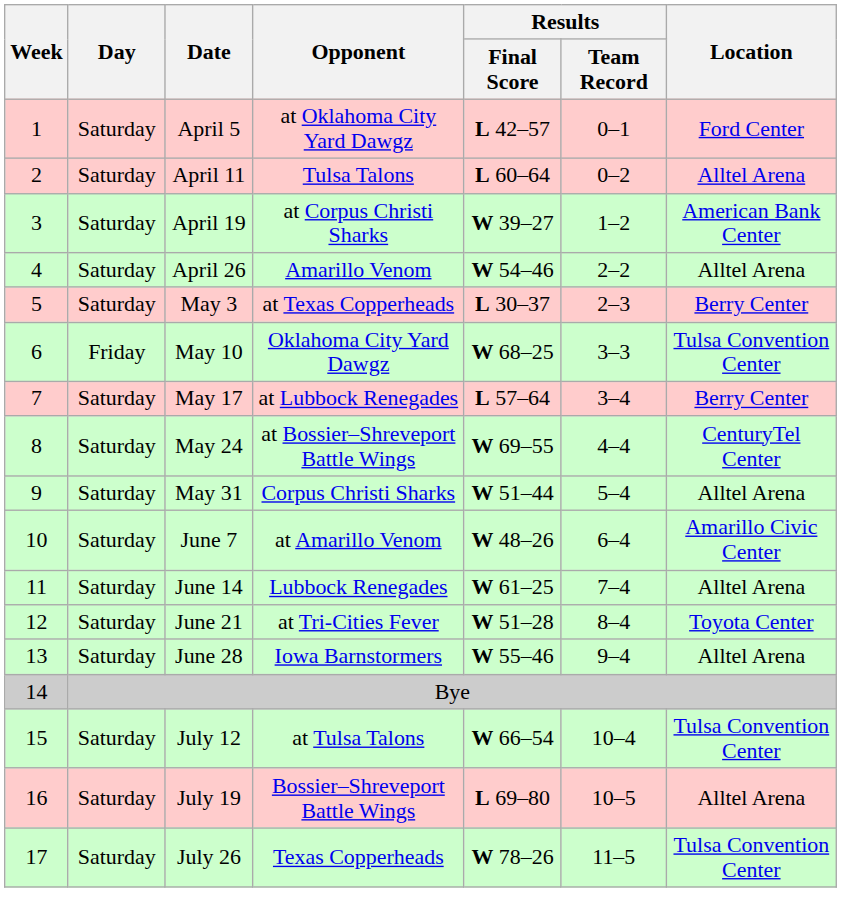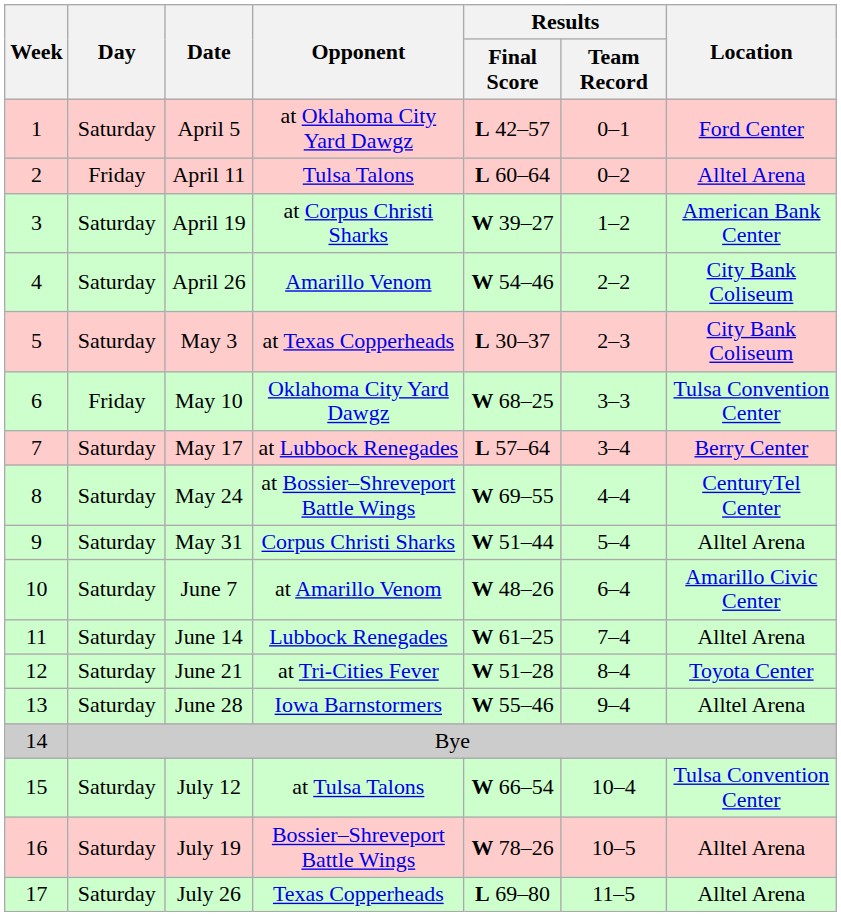(117, 175) Saturday -> (117, 175) Friday
(751, 269) Alltel Arena -> (751, 282) City Bank Coliseum
(751, 304) Berry Center -> (751, 341) City Bank Coliseum
(513, 797) L 69–80 -> (513, 847) W 78–26
(513, 857) W 78–26 -> (513, 894) L 69–80
(751, 857) Tulsa Convention Center -> (751, 894) Alltel Arena
